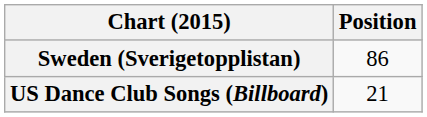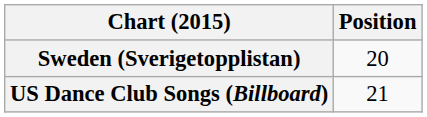(378, 58) 86 -> (378, 58) 20
